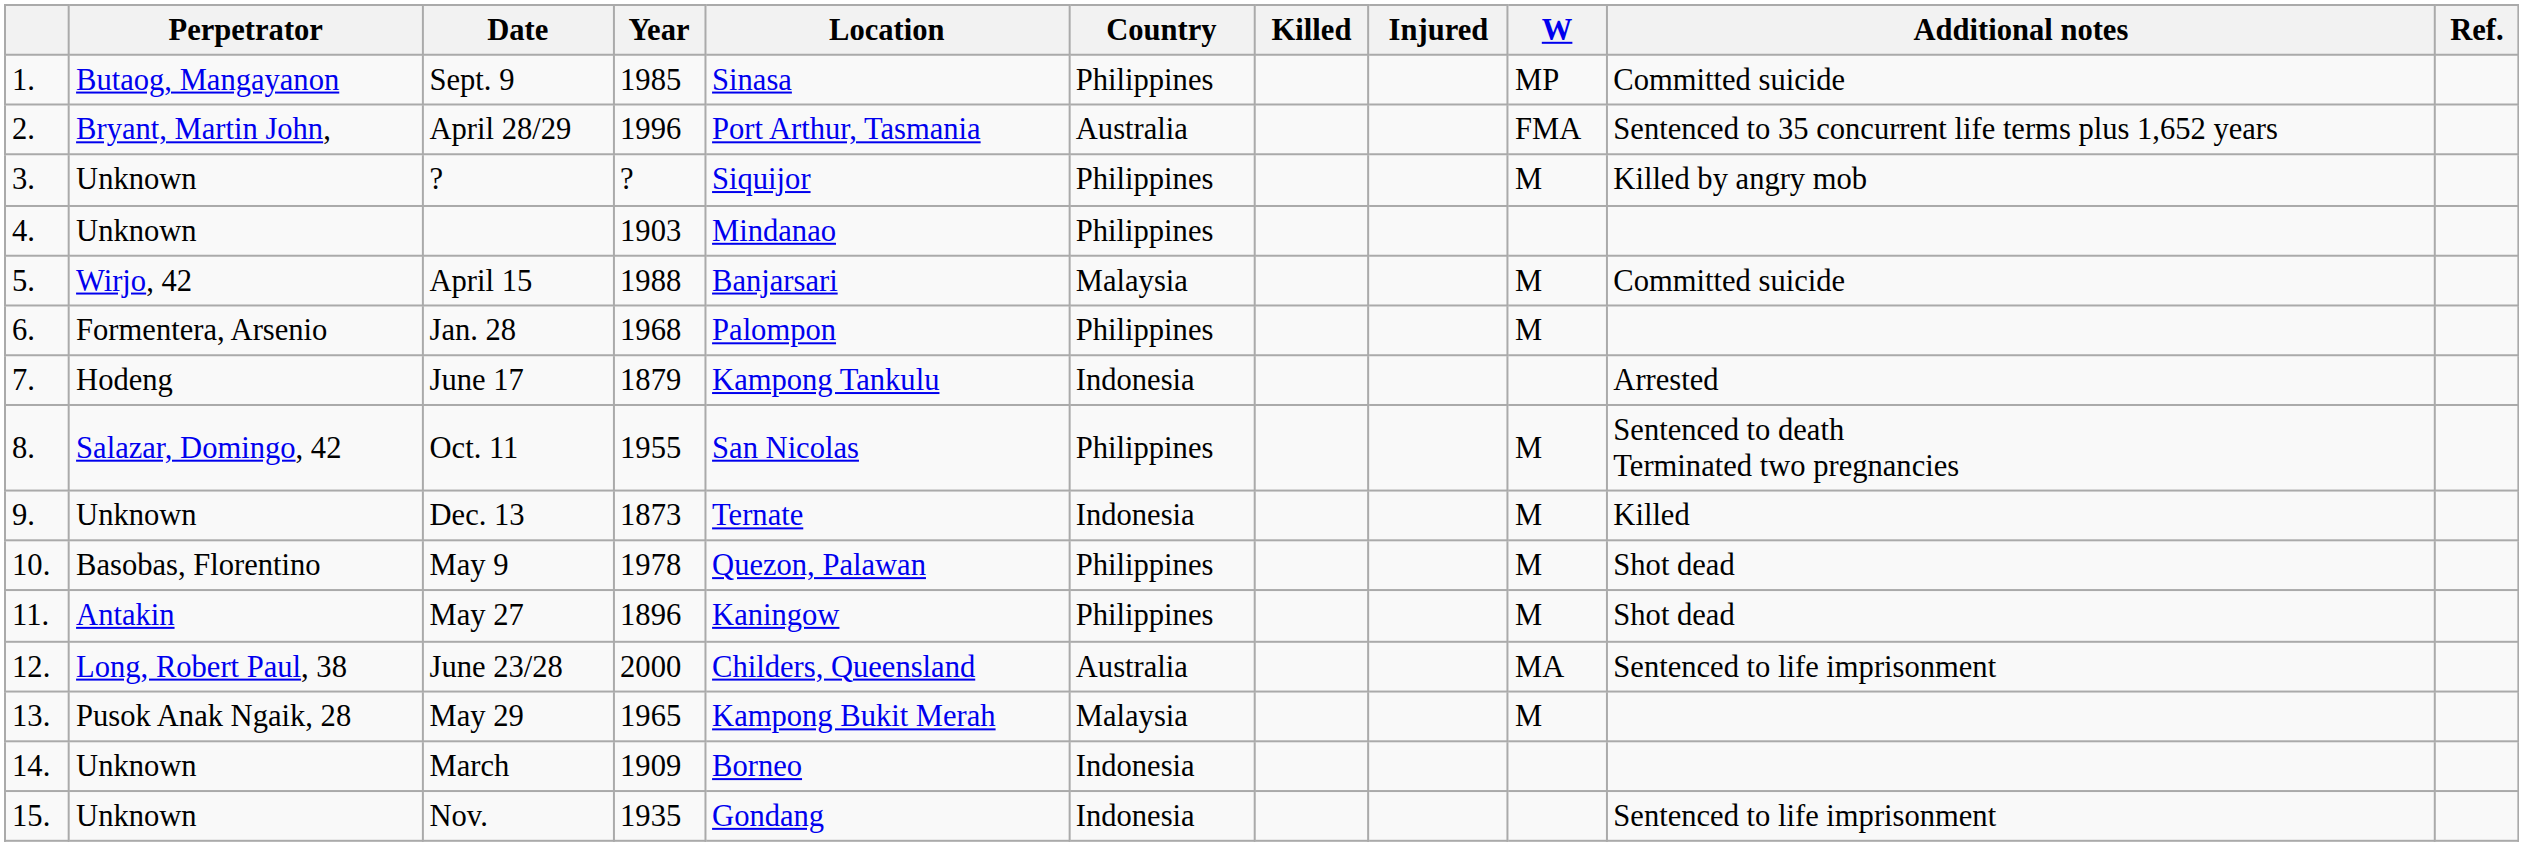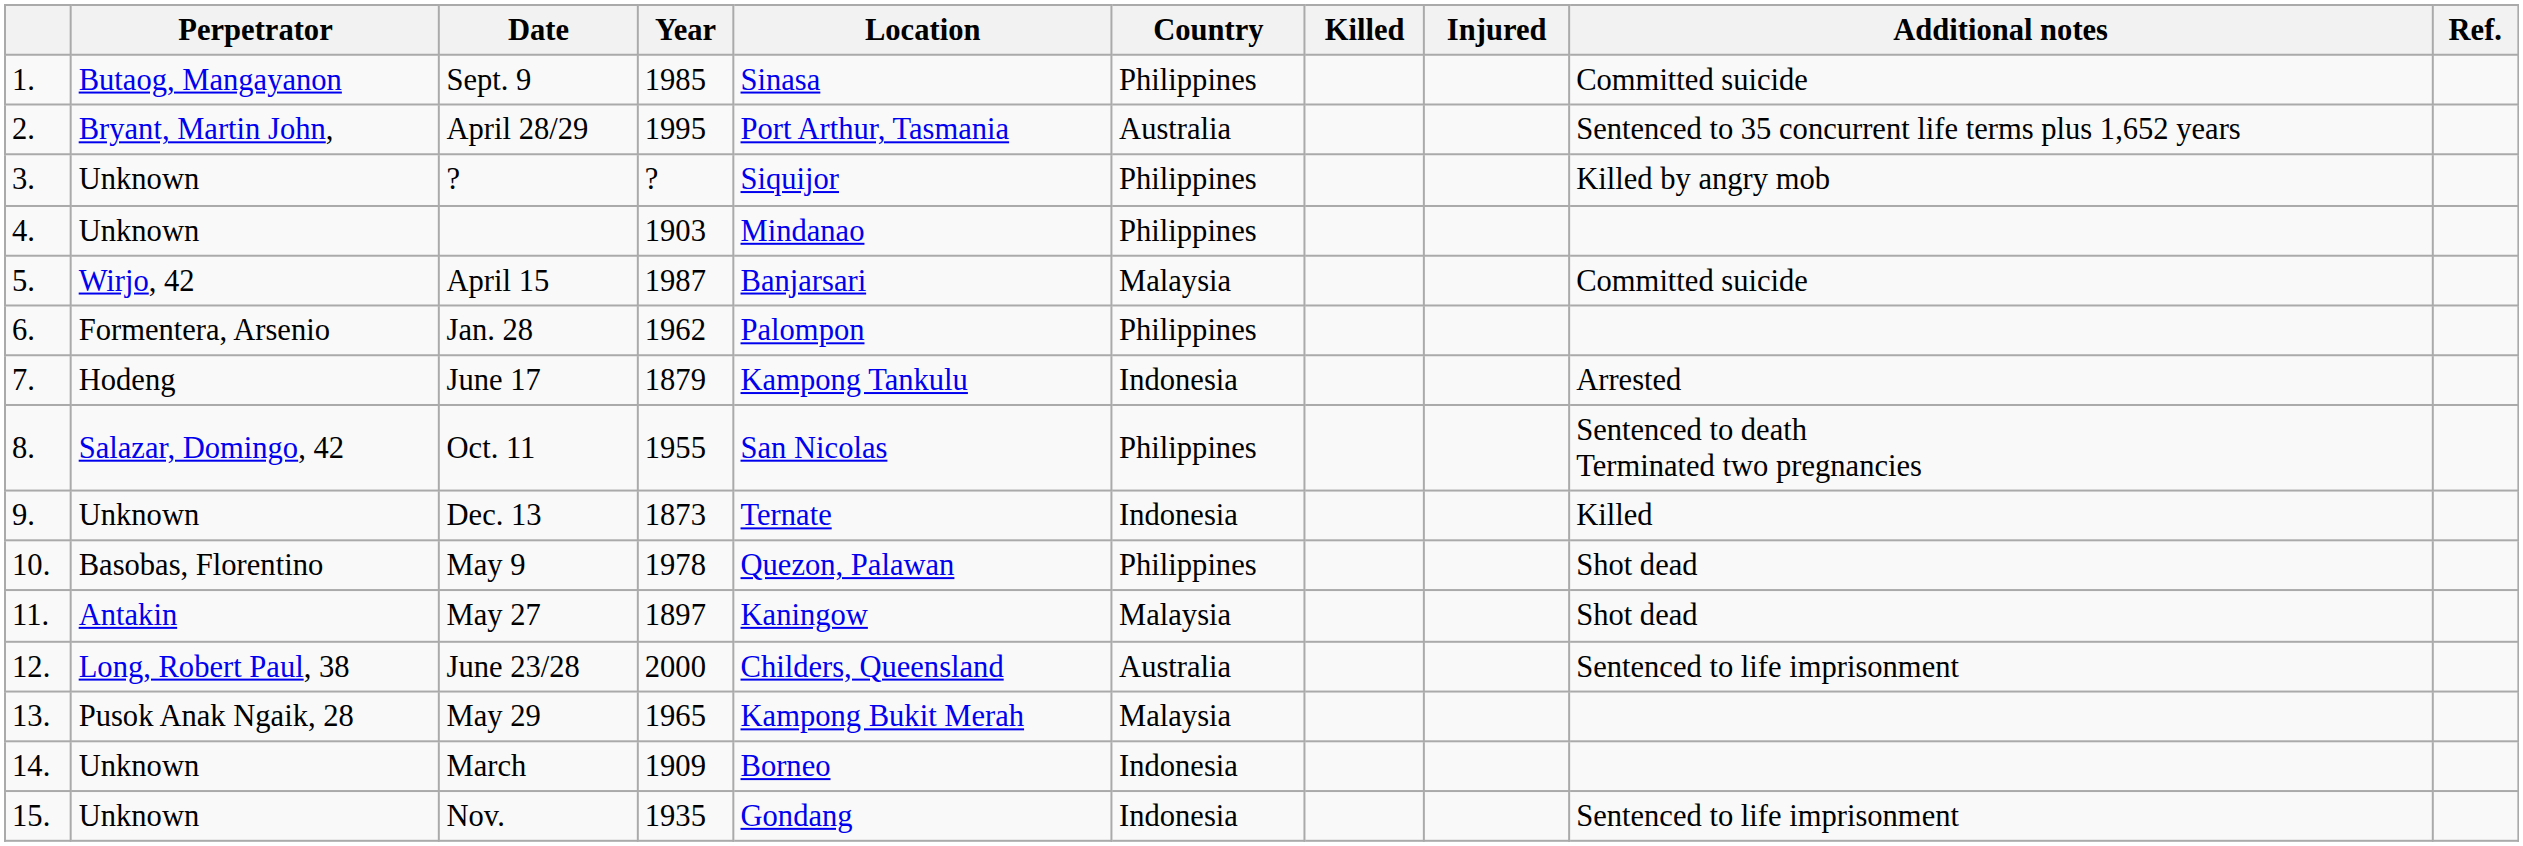- column: (1557, 29)
(651, 129) 1996 -> (675, 129) 1995
(651, 279) 1988 -> (675, 279) 1987
(651, 329) 1968 -> (675, 329) 1962
(651, 615) 1896 -> (675, 615) 1897
(1145, 615) Philippines -> (1175, 615) Malaysia
